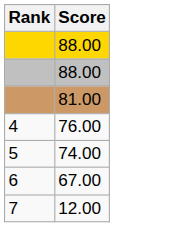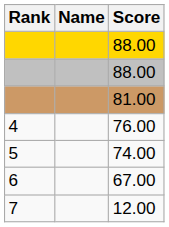+ column: (82, 18)
